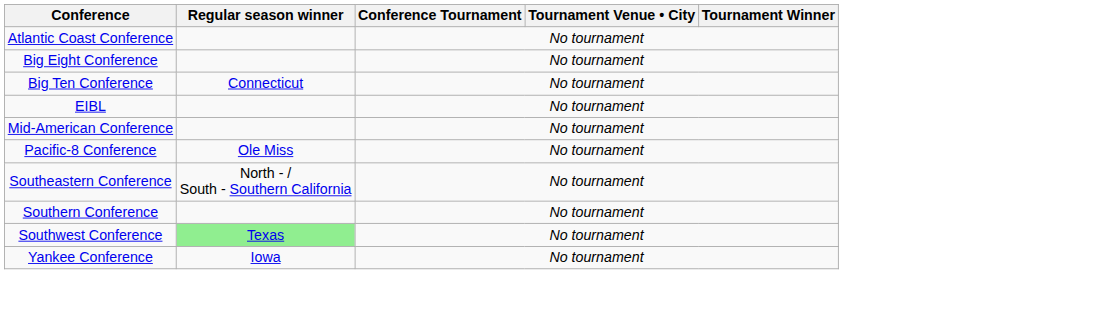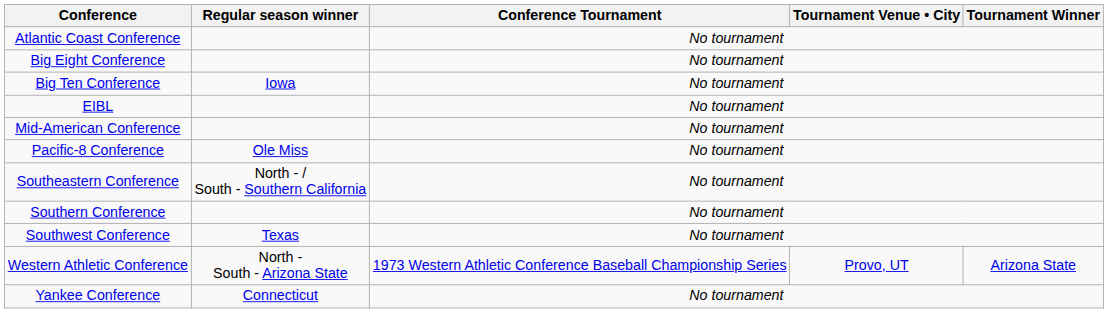(266, 83) Connecticut -> (280, 83) Iowa
(266, 235) lightgreen background -> (280, 235) no background
+ row: (98, 265)
(266, 257) Iowa -> (280, 296) Connecticut
